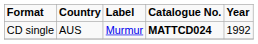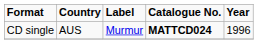(238, 30) 1992 -> (238, 30) 1996
